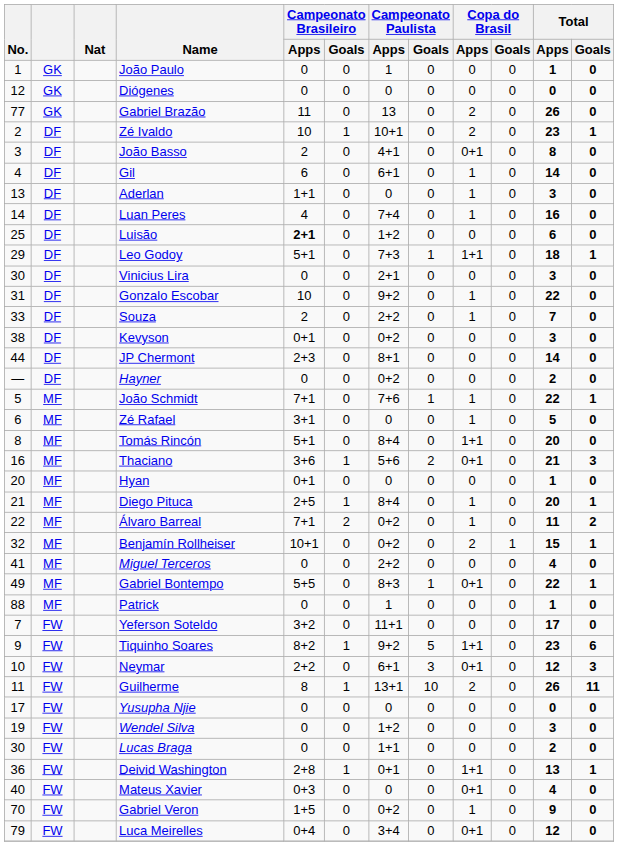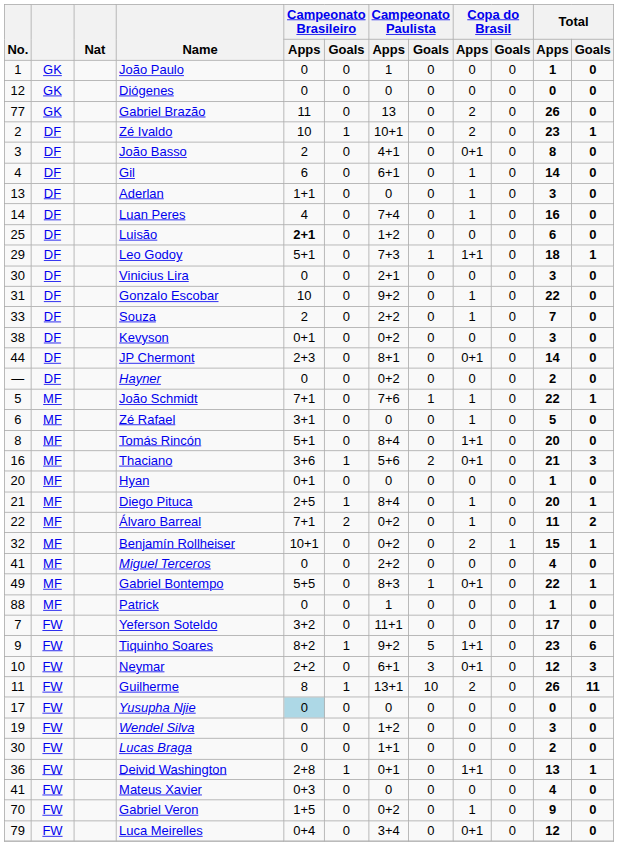(472, 358) 0 -> (472, 358) 0+1
(304, 707) no background -> (304, 707) lightblue background
(18, 789) 40 -> (18, 789) 41
(472, 789) 0+1 -> (472, 789) 0
